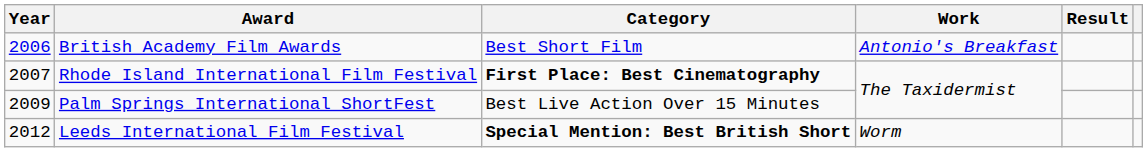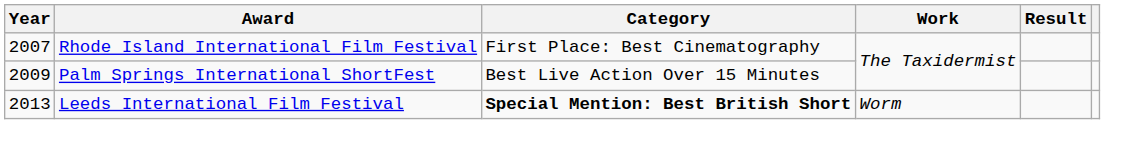- row: (200, 47)
(653, 76) bold -> (653, 47) normal
(30, 132) 2012 -> (30, 104) 2013
